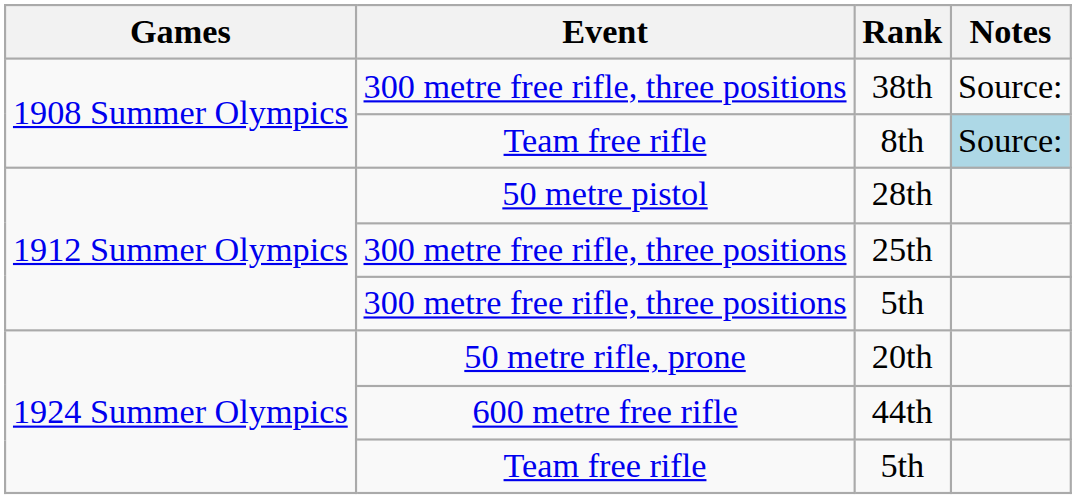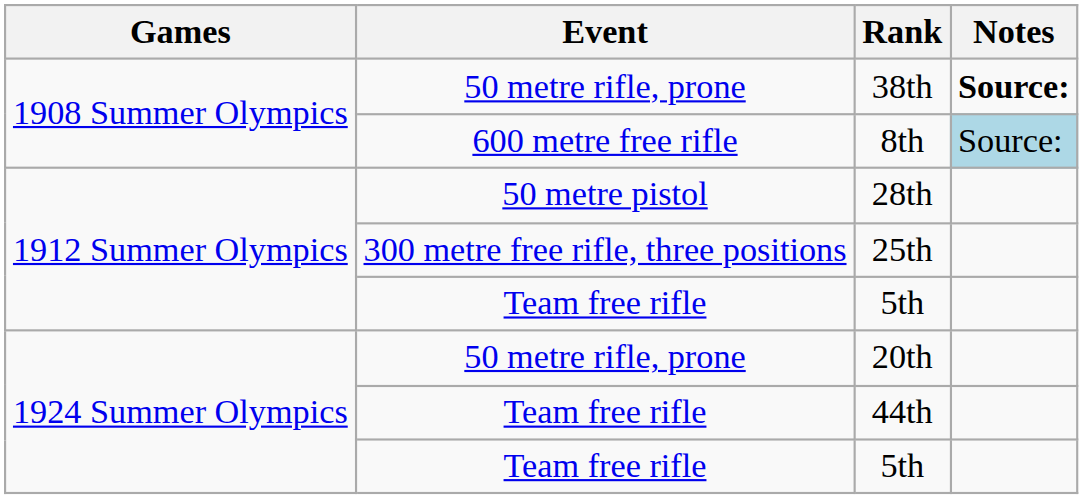(605, 85) 300 metre free rifle, three positions -> (605, 85) 50 metre rifle, prone
(1010, 85) normal -> (1014, 85) bold
(605, 140) Team free rifle -> (605, 140) 600 metre free rifle
(605, 303) 300 metre free rifle, three positions -> (605, 303) Team free rifle
(605, 411) 600 metre free rifle -> (605, 411) Team free rifle
